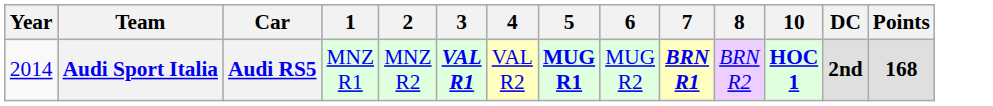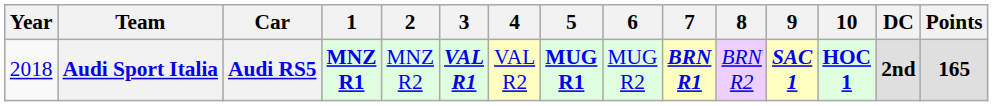+ column: (792, 21)
(31, 69) 2014 -> (31, 69) 2018
(350, 69) normal -> (351, 69) bold
(901, 69) 168 -> (954, 69) 165
